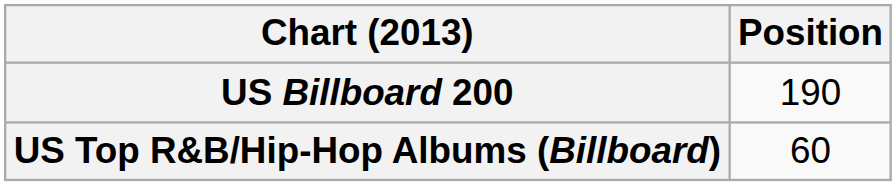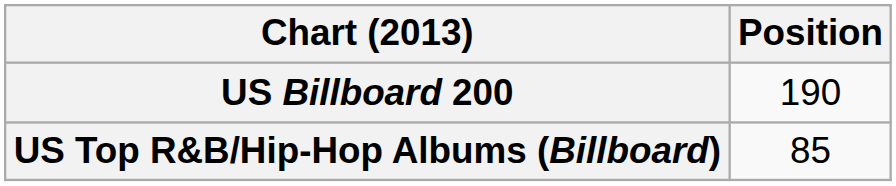(810, 150) 60 -> (810, 150) 85
